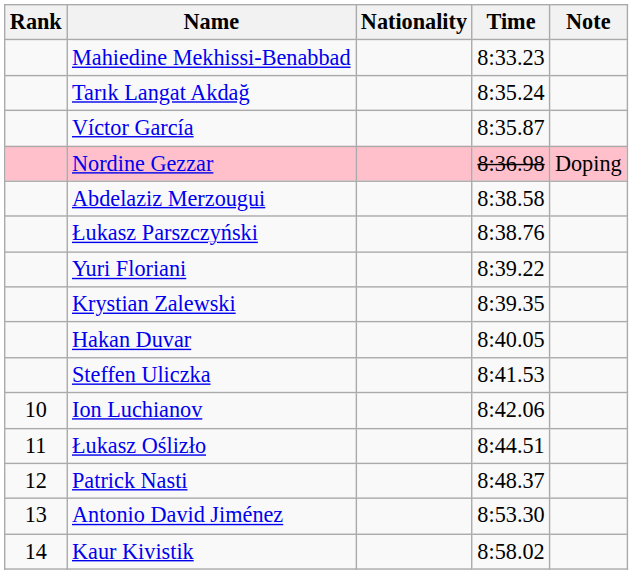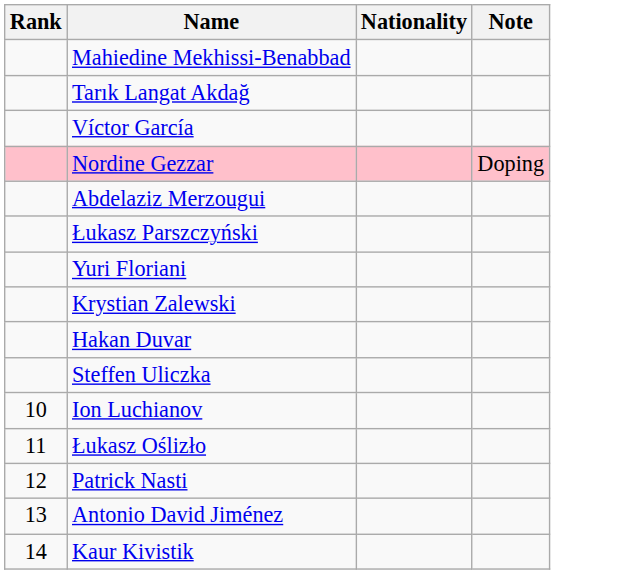- column: (511, 22)
